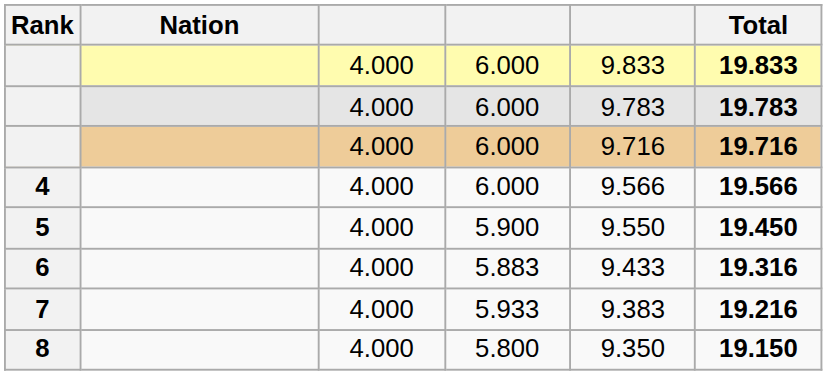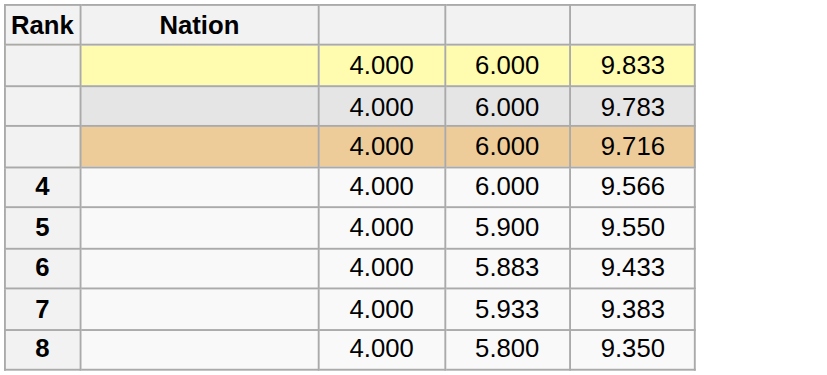- column: (758, 25)
